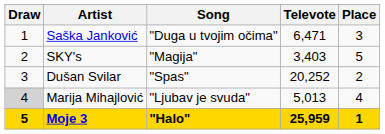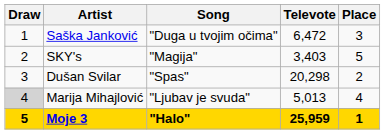(310, 35) 6,471 -> (310, 35) 6,472
(310, 77) 20,252 -> (310, 77) 20,298
